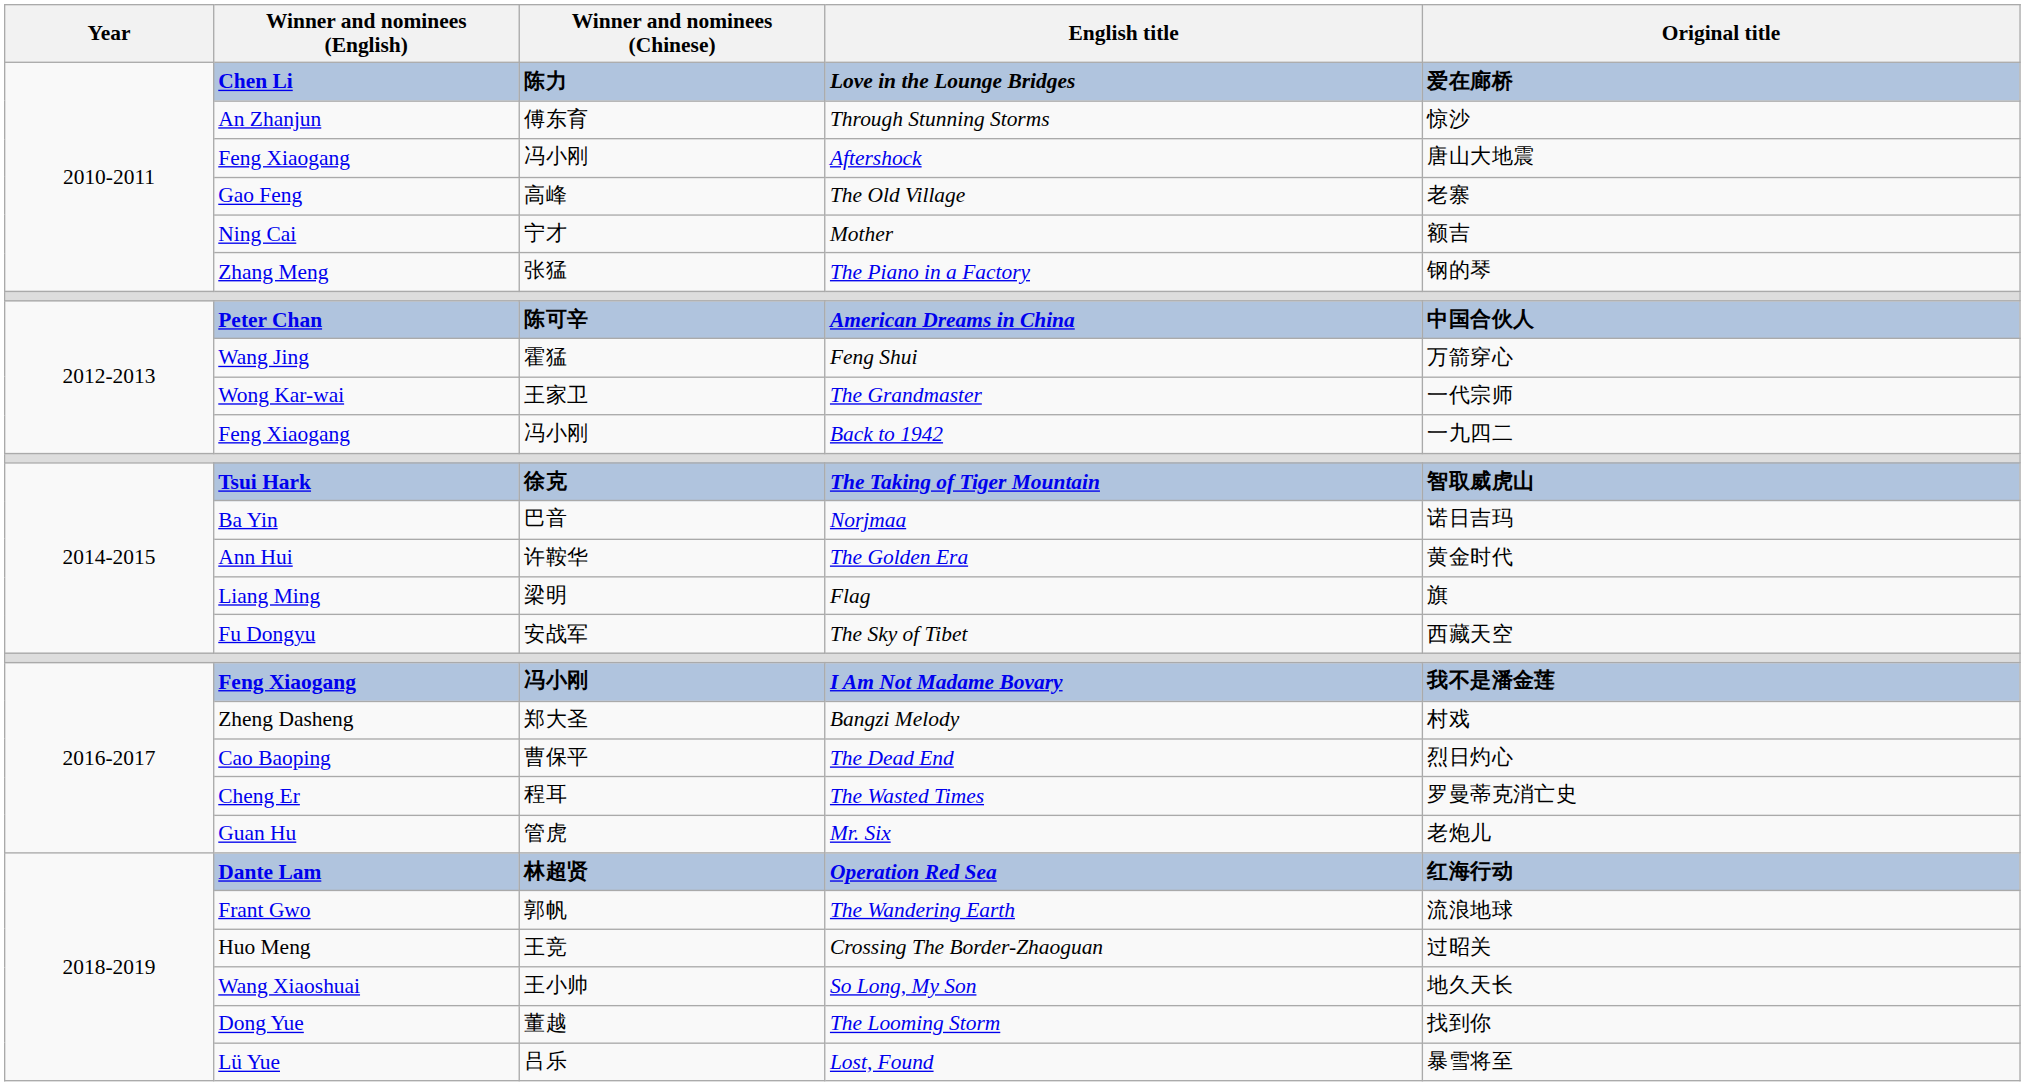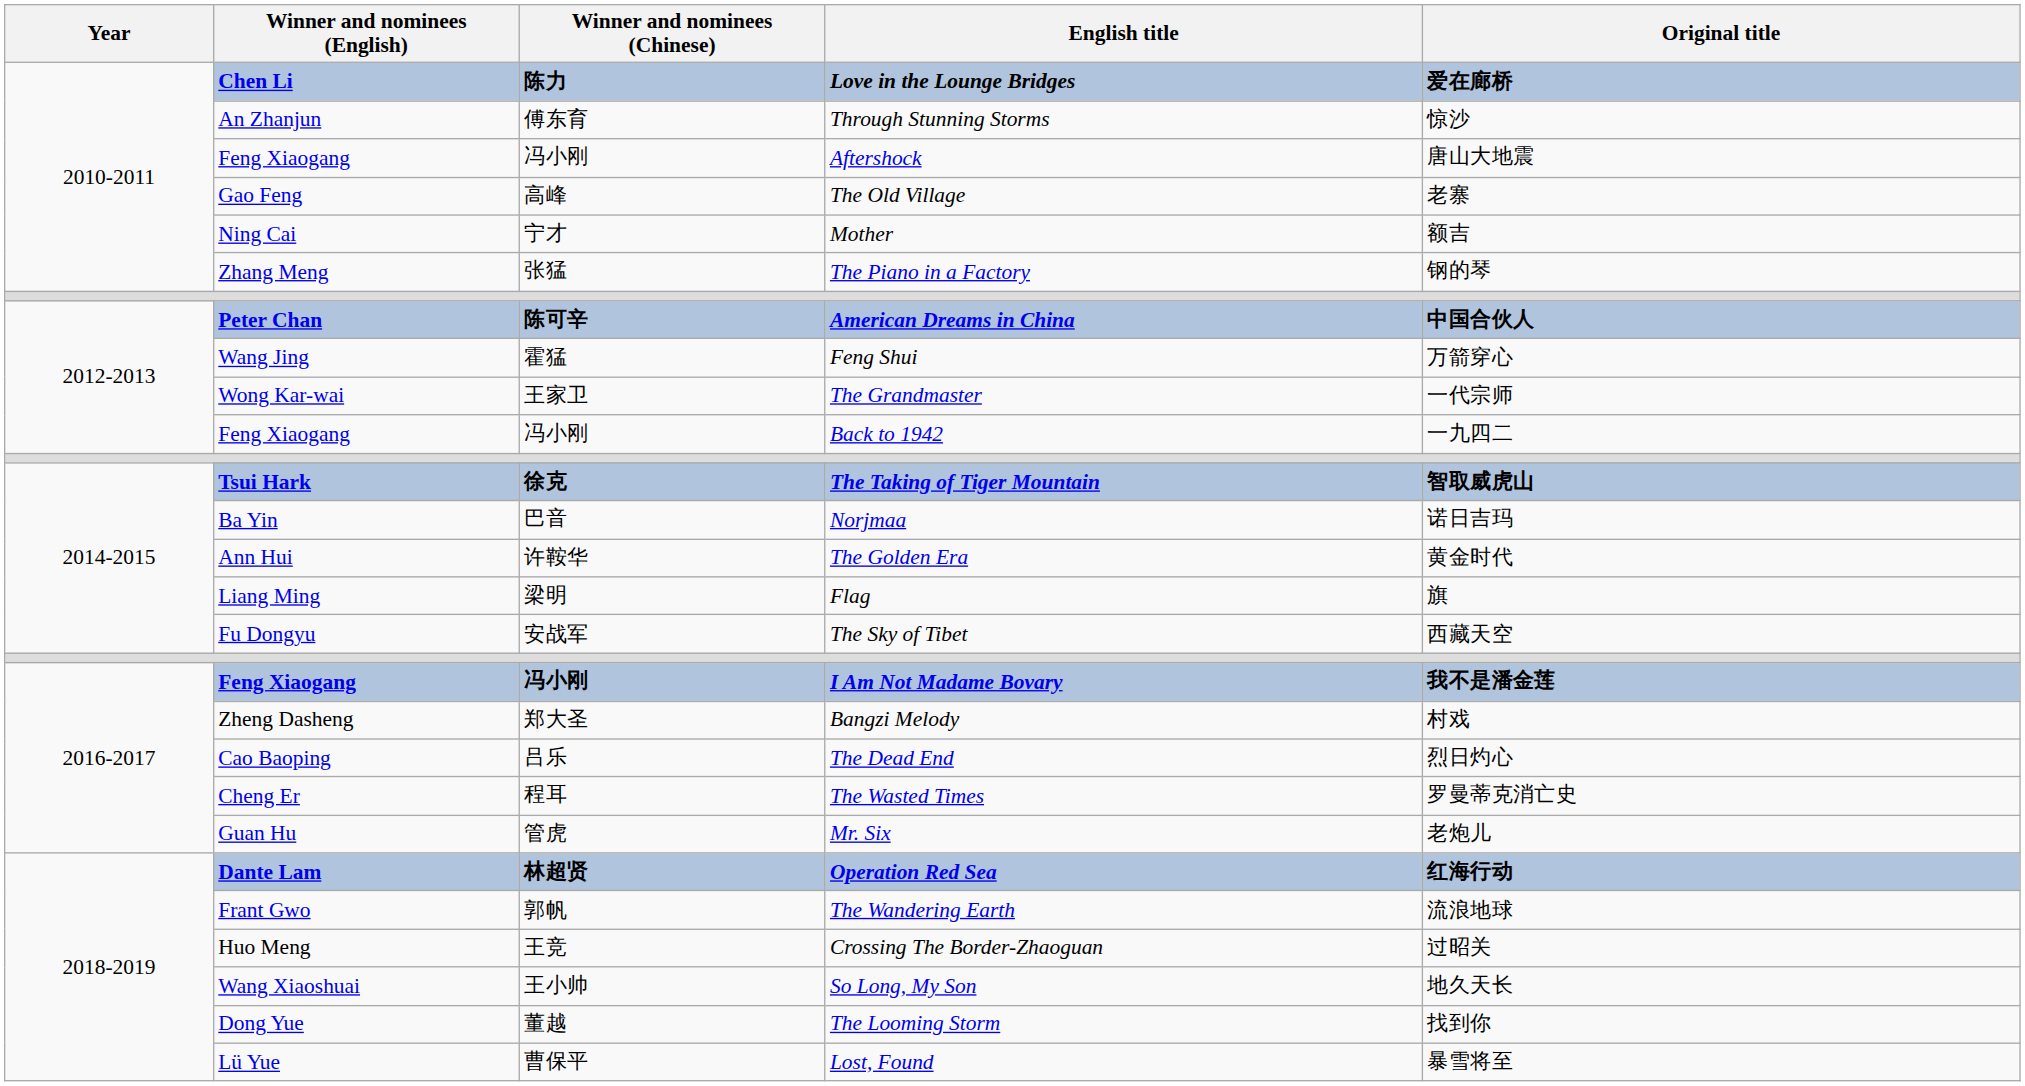(556, 756) 曹保平 -> (546, 756) 吕乐
(546, 1061) 吕乐 -> (556, 1061) 曹保平
